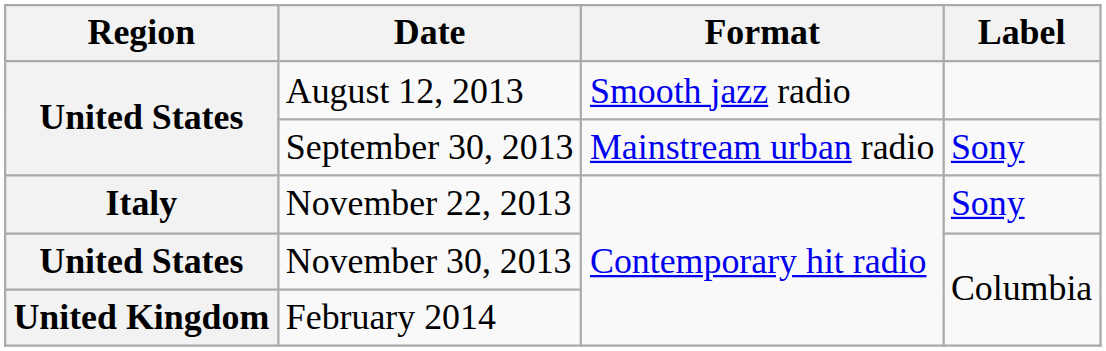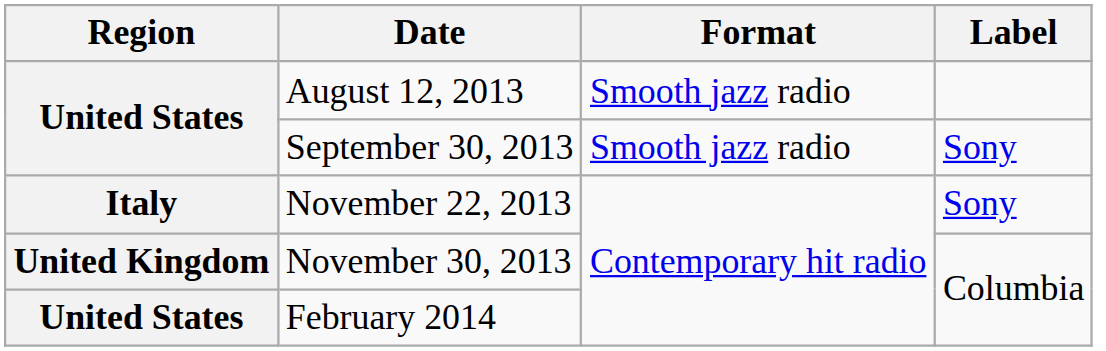(762, 146) Mainstream urban radio -> (720, 146) Smooth jazz radio
(141, 260) United States -> (141, 260) United Kingdom
(141, 317) United Kingdom -> (141, 317) United States
